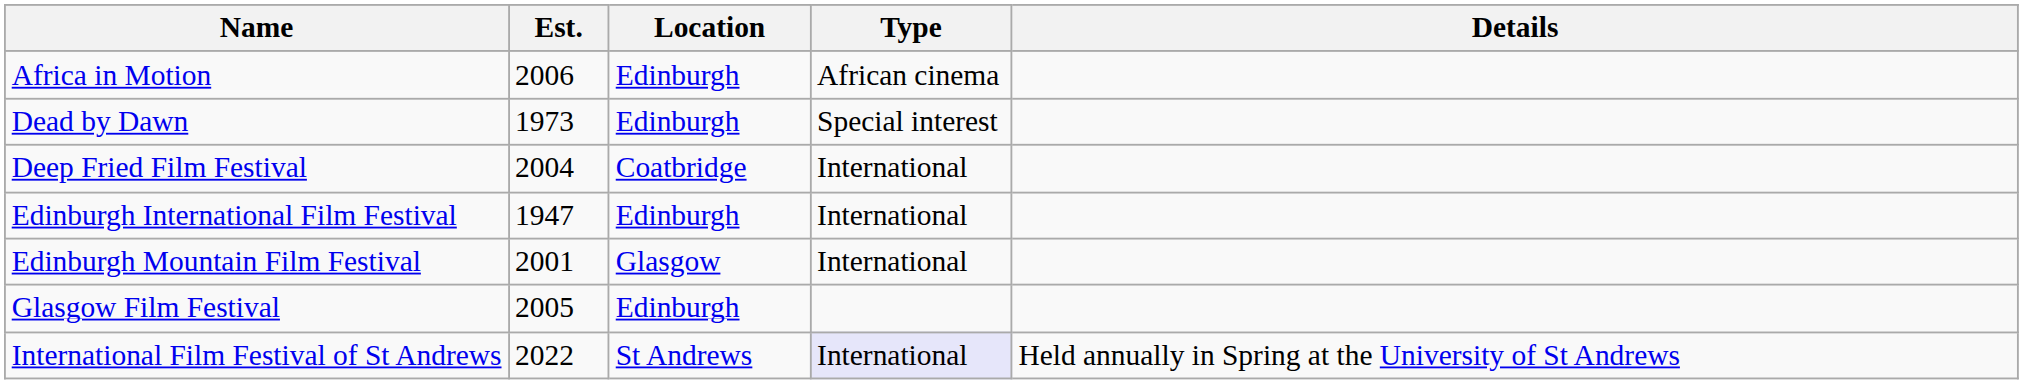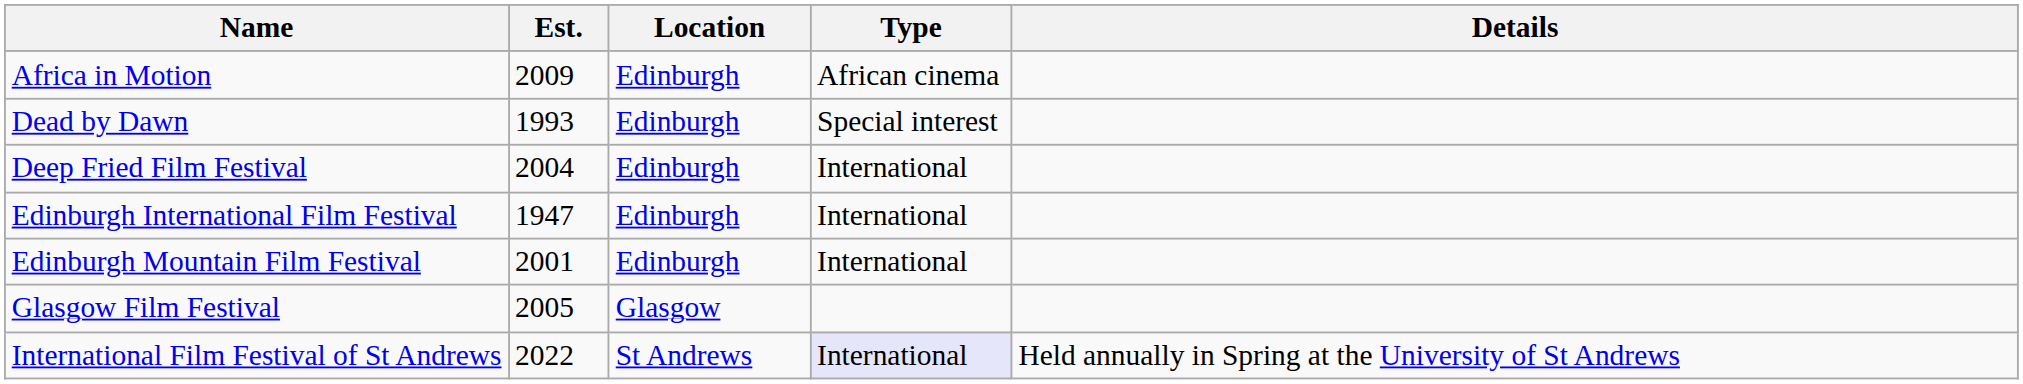(545, 74) 2006 -> (545, 74) 2009
(545, 121) 1973 -> (545, 121) 1993
(681, 167) Coatbridge -> (678, 167) Edinburgh
(668, 261) Glasgow -> (678, 261) Edinburgh
(678, 307) Edinburgh -> (668, 307) Glasgow
